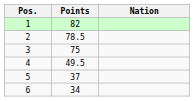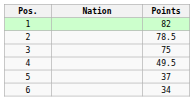columns swapped: (144, 11) <-> (75, 11)
